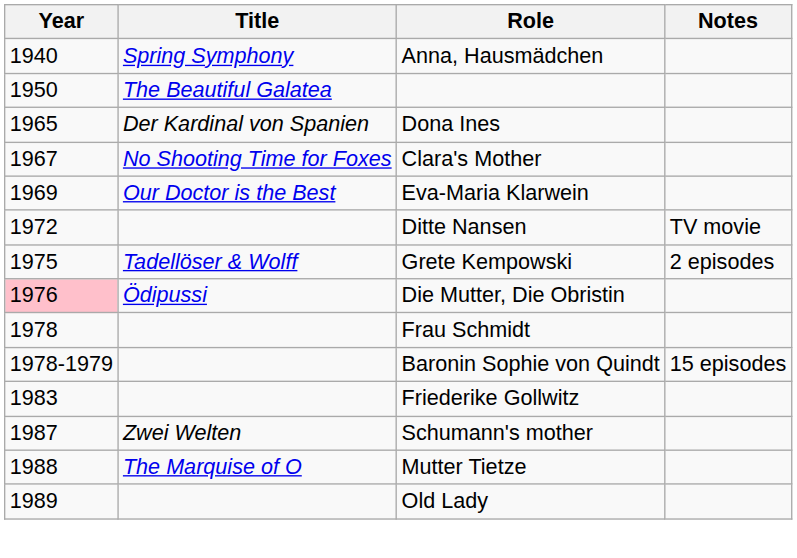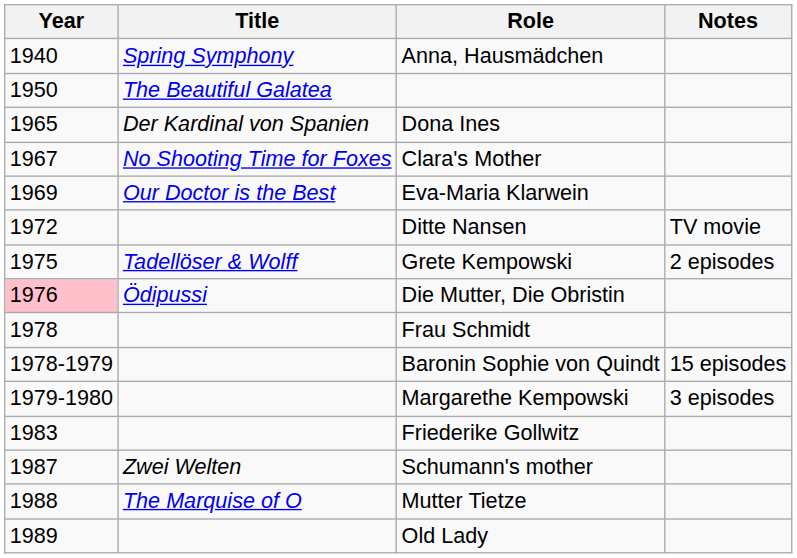+ row: (515, 398)
